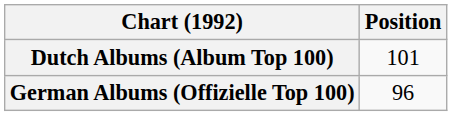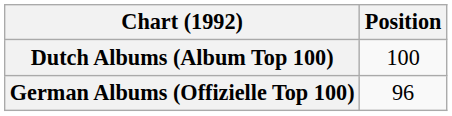(403, 57) 101 -> (403, 57) 100
